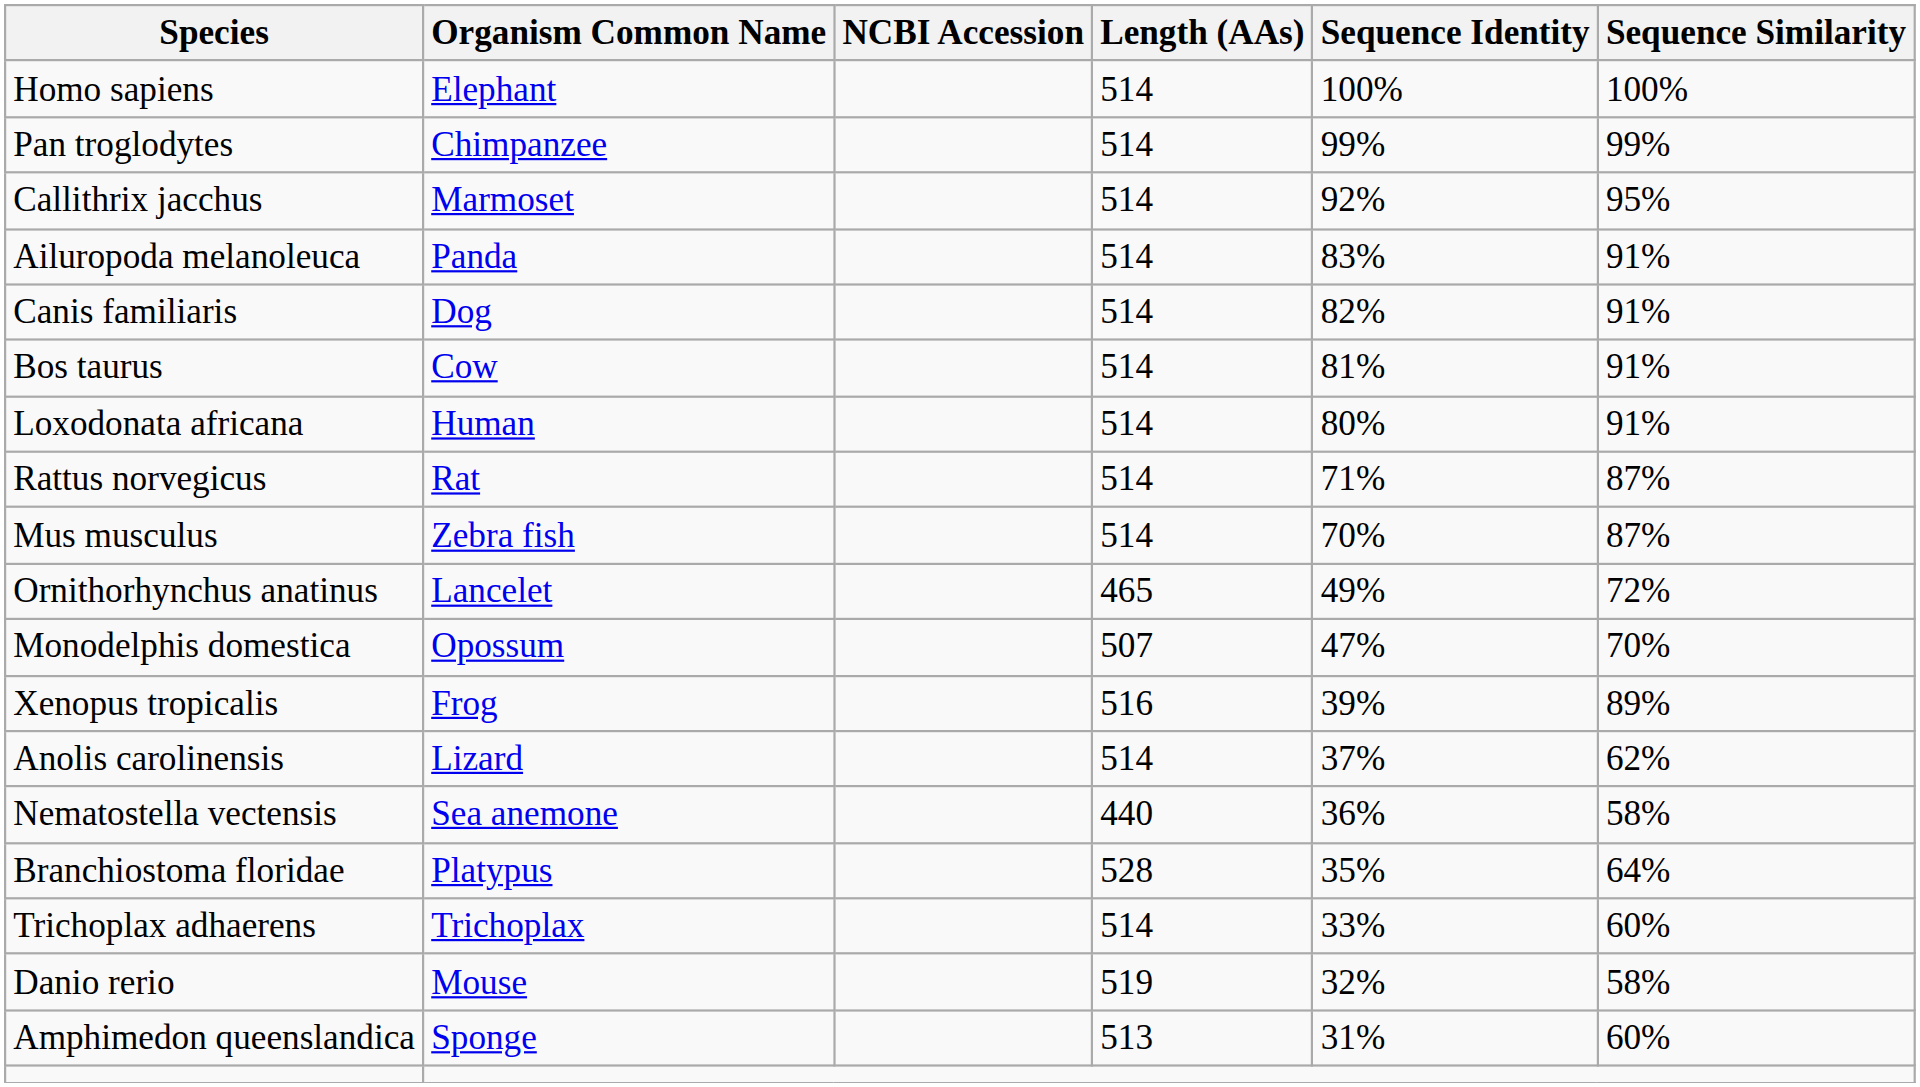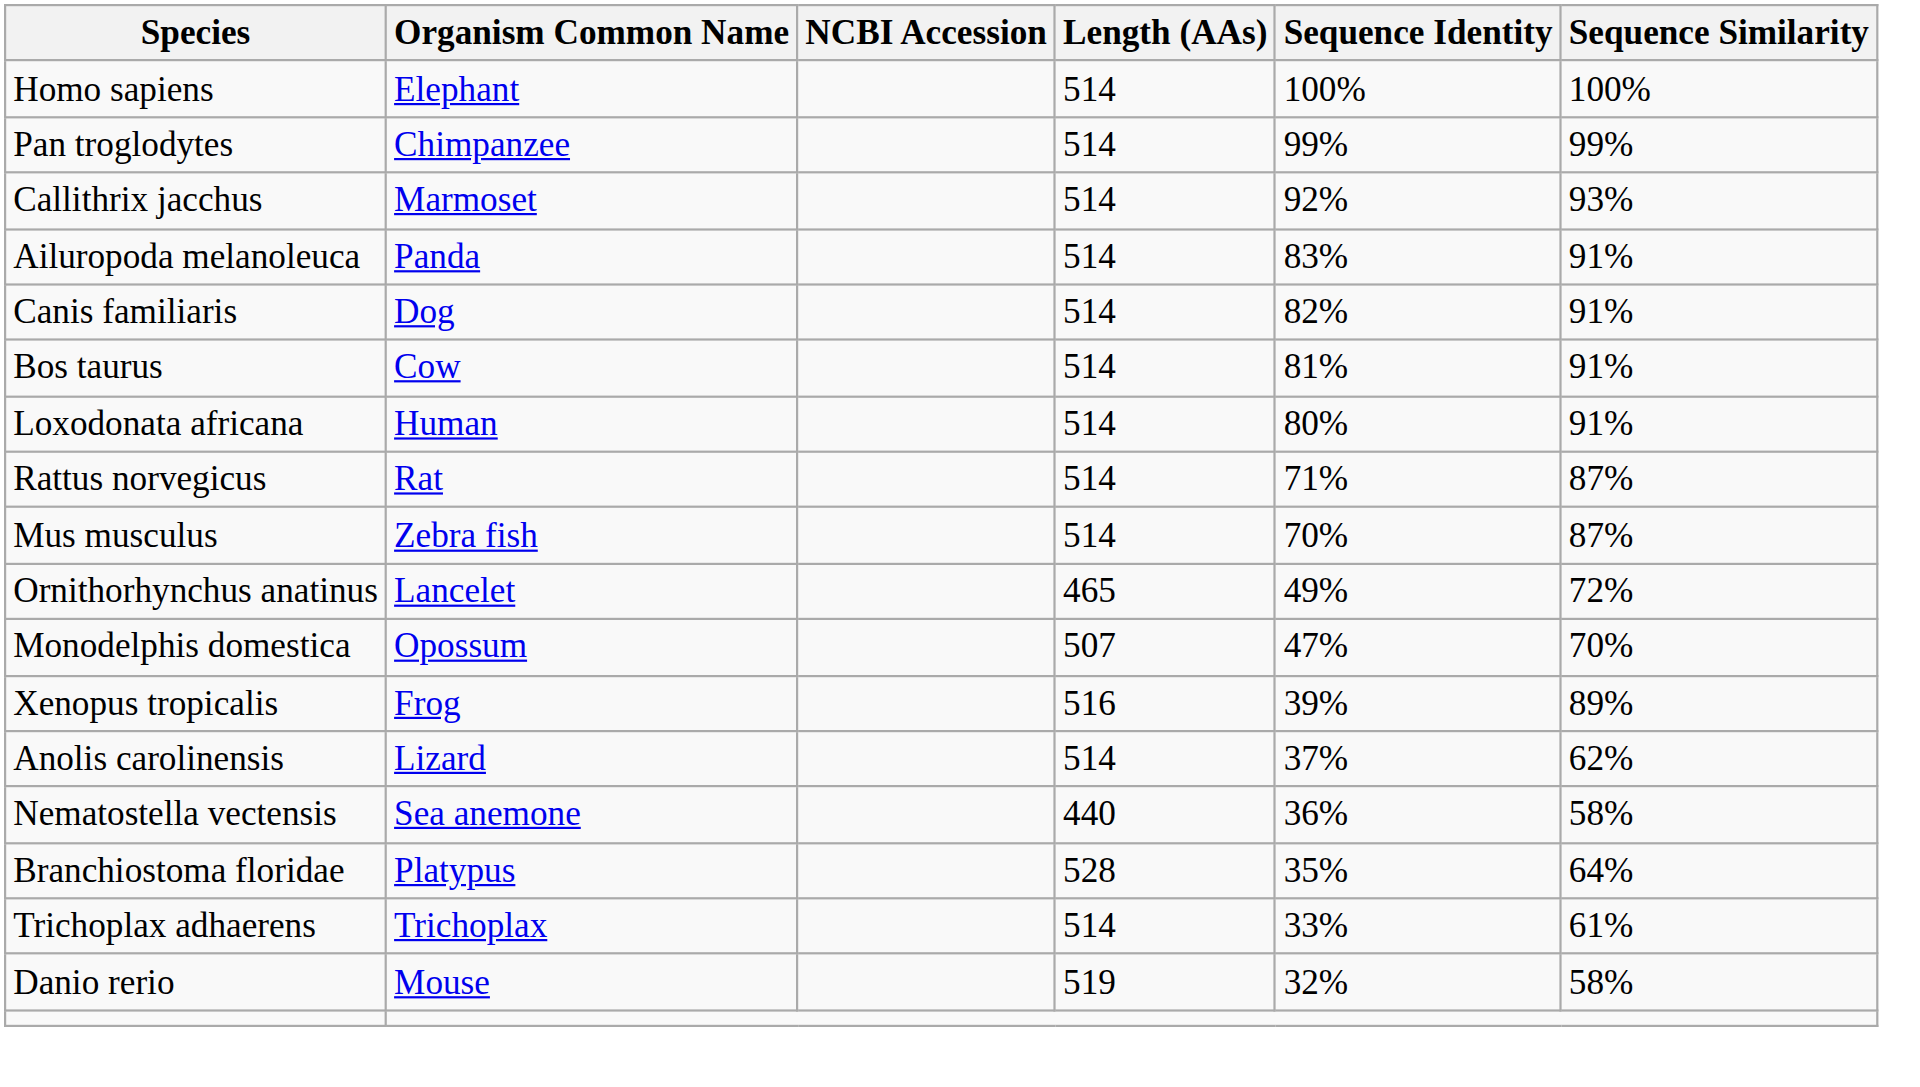(1638, 199) 95% -> (1601, 199) 93%
(1638, 925) 60% -> (1601, 925) 61%
- row: (214, 1037)
